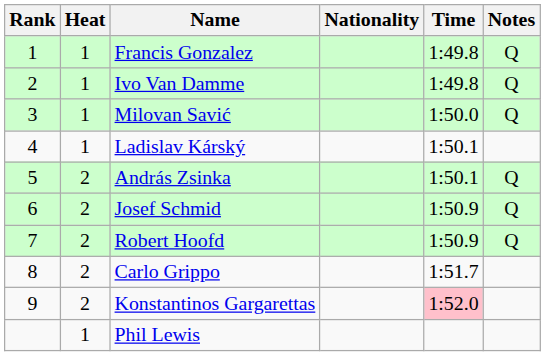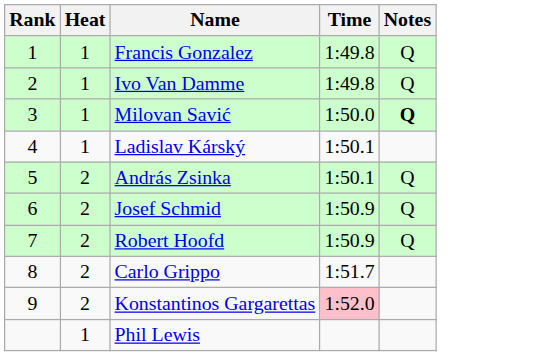- column: (372, 20)
(511, 114) normal -> (407, 114) bold
